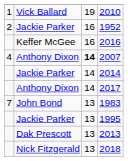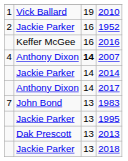(48, 149) Nick Fitzgerald -> (45, 149) Jackie Parker
